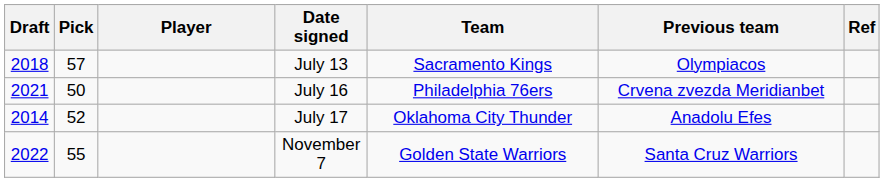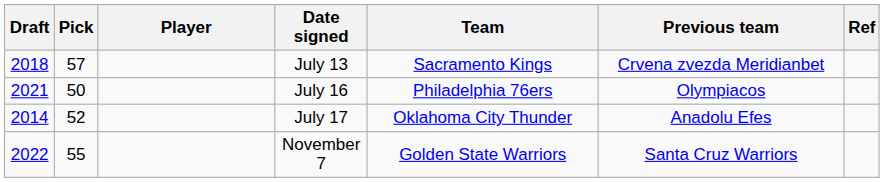(721, 63) Olympiacos -> (721, 63) Crvena zvezda Meridianbet
(721, 90) Crvena zvezda Meridianbet -> (721, 90) Olympiacos
